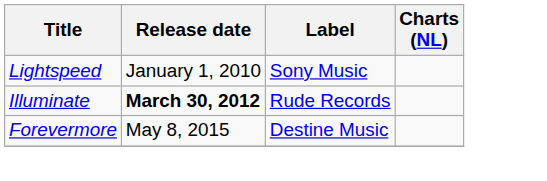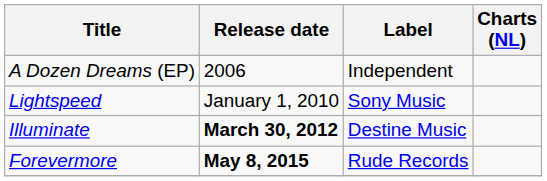+ row: (102, 70)
(330, 100) Rude Records -> (407, 130) Destine Music
(178, 130) normal -> (256, 160) bold
(329, 130) Destine Music -> (408, 160) Rude Records
